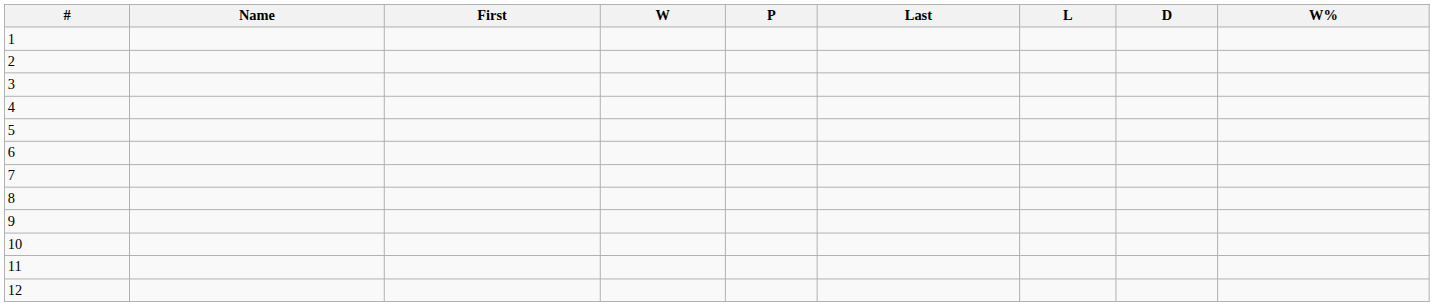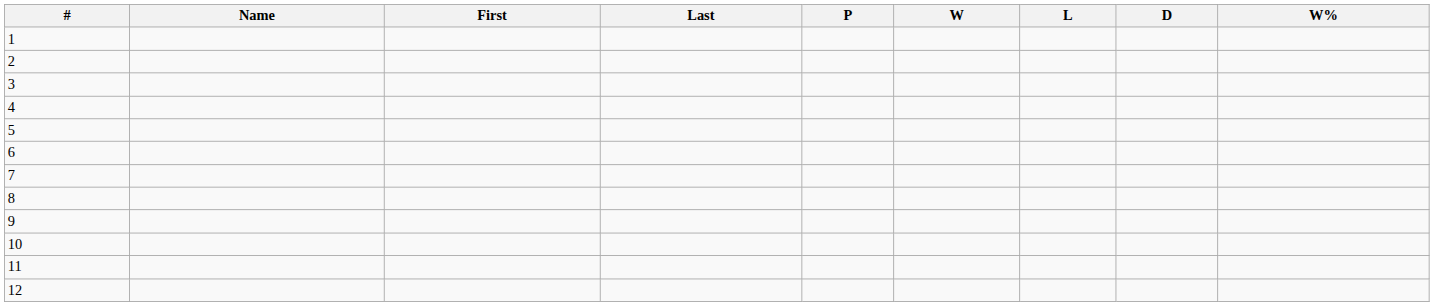columns swapped: (918, 15) <-> (663, 15)
